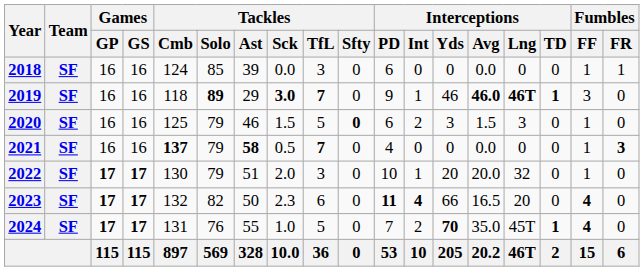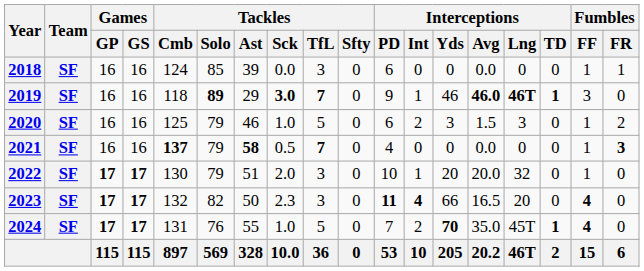(285, 122) 1.5 -> (285, 122) 1.0
(356, 122) bold -> (356, 122) normal
(621, 122) 0 -> (621, 122) 2
(321, 200) 6 -> (321, 200) 3
